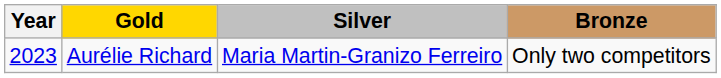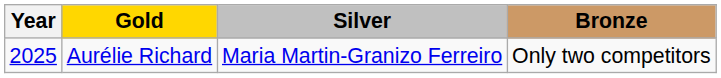(33, 55) 2023 -> (33, 55) 2025
